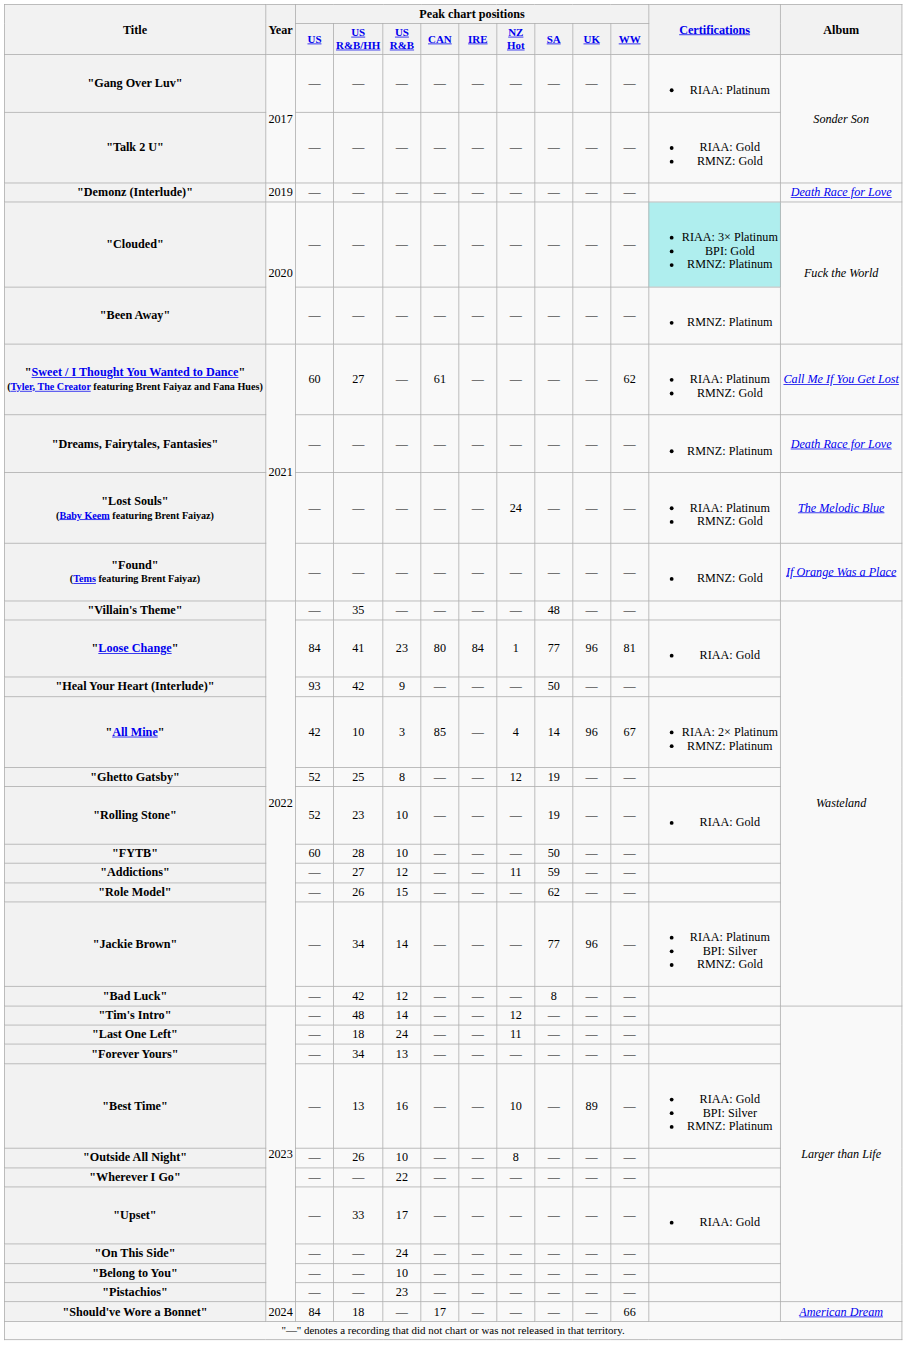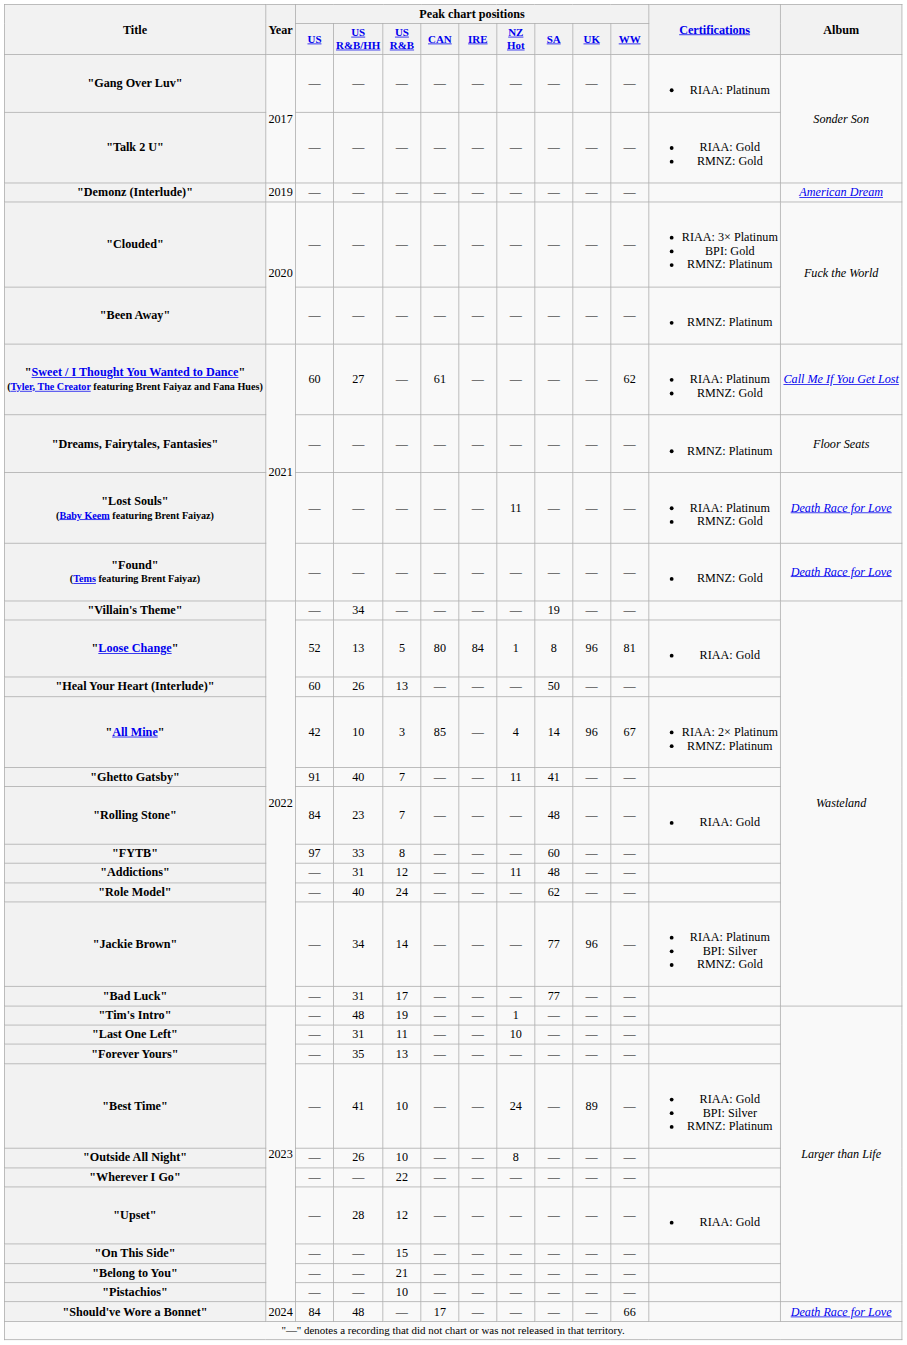(841, 192) Death Race for Love -> (841, 192) American Dream
(715, 251) paleturquoise background -> (715, 251) no background
(841, 443) Death Race for Love -> (841, 443) Floor Seats
(516, 507) 24 -> (516, 507) 11
(841, 507) The Melodic Blue -> (841, 507) Death Race for Love
(841, 572) If Orange Was a Place -> (841, 572) Death Race for Love
(358, 610) 35 -> (358, 610) 34
(554, 610) 48 -> (554, 610) 19
(314, 648) 84 -> (314, 648) 52
(358, 648) 41 -> (358, 648) 13
(402, 648) 23 -> (402, 648) 5
(554, 648) 77 -> (554, 648) 8
(314, 686) 93 -> (314, 686) 60
(358, 686) 42 -> (358, 686) 26
(402, 686) 9 -> (402, 686) 13
(314, 777) 52 -> (314, 777) 91
(358, 777) 25 -> (358, 777) 40
(402, 777) 8 -> (402, 777) 7
(516, 777) 12 -> (516, 777) 11
(554, 777) 19 -> (554, 777) 41
(314, 815) 52 -> (314, 815) 84
(402, 815) 10 -> (402, 815) 7
(554, 815) 19 -> (554, 815) 48
(314, 853) 60 -> (314, 853) 97
(358, 853) 28 -> (358, 853) 33
(402, 853) 10 -> (402, 853) 8
(554, 853) 50 -> (554, 853) 60
(358, 873) 27 -> (358, 873) 31
(554, 873) 59 -> (554, 873) 48
(358, 892) 26 -> (358, 892) 40
(402, 892) 15 -> (402, 892) 24
(358, 996) 42 -> (358, 996) 31
(402, 996) 12 -> (402, 996) 17
(554, 996) 8 -> (554, 996) 77
(402, 1015) 14 -> (402, 1015) 19
(516, 1015) 12 -> (516, 1015) 1
(358, 1034) 18 -> (358, 1034) 31
(402, 1034) 24 -> (402, 1034) 11
(516, 1034) 11 -> (516, 1034) 10
(358, 1054) 34 -> (358, 1054) 35
(358, 1106) 13 -> (358, 1106) 41
(402, 1106) 16 -> (402, 1106) 10
(516, 1106) 10 -> (516, 1106) 24
(358, 1215) 33 -> (358, 1215) 28
(402, 1215) 17 -> (402, 1215) 12
(402, 1253) 24 -> (402, 1253) 15
(402, 1273) 10 -> (402, 1273) 21
(402, 1292) 23 -> (402, 1292) 10
(358, 1311) 18 -> (358, 1311) 48
(841, 1311) American Dream -> (841, 1311) Death Race for Love
